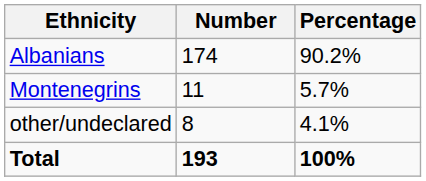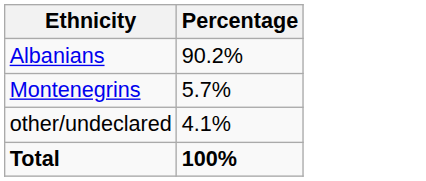- column: (236, 21)
